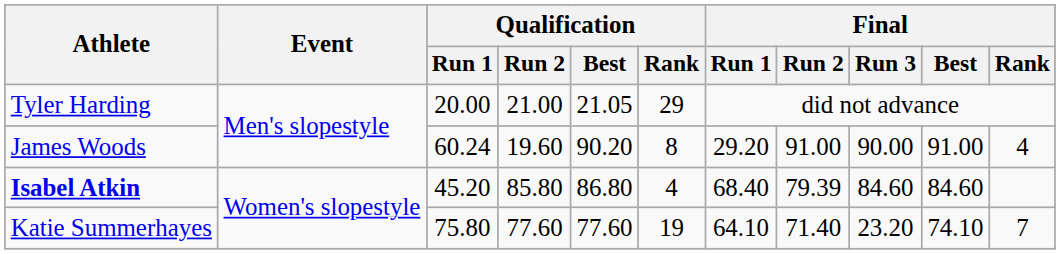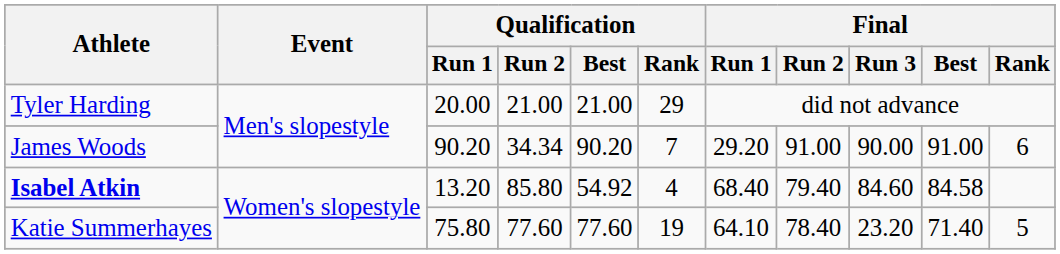(605, 105) 21.05 -> (605, 105) 21.00
(462, 146) 60.24 -> (462, 146) 90.20
(535, 146) 19.60 -> (535, 146) 34.34
(672, 146) 8 -> (672, 146) 7
(1022, 146) 4 -> (1022, 146) 6
(462, 187) 45.20 -> (462, 187) 13.20
(605, 187) 86.80 -> (605, 187) 54.92
(813, 187) 79.39 -> (813, 187) 79.40
(955, 187) 84.60 -> (955, 187) 84.58
(813, 228) 71.40 -> (813, 228) 78.40
(955, 228) 74.10 -> (955, 228) 71.40
(1022, 228) 7 -> (1022, 228) 5
